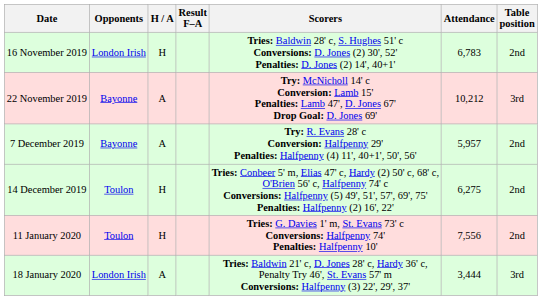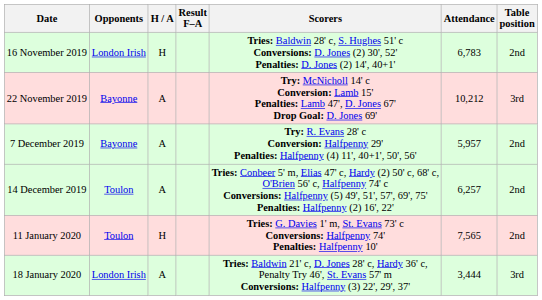(162, 189) H -> (162, 189) A
(469, 189) 6,275 -> (469, 189) 6,257
(469, 235) 7,556 -> (469, 235) 7,565
